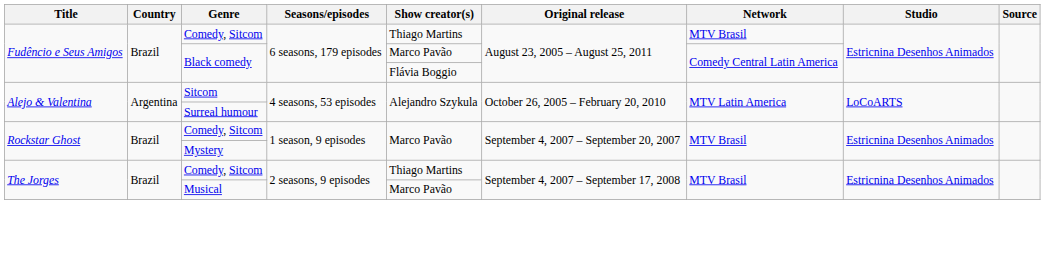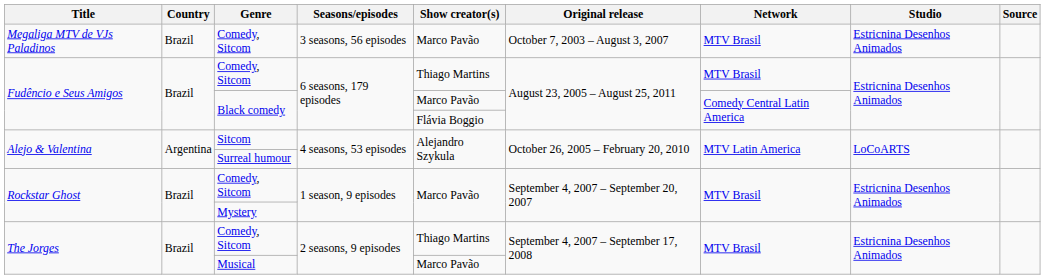+ row: (60, 41)
